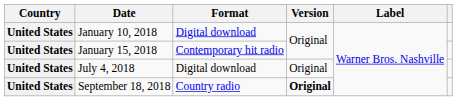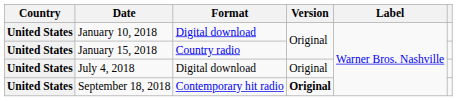(230, 50) Contemporary hit radio -> (208, 50) Country radio
(208, 86) Country radio -> (230, 86) Contemporary hit radio
